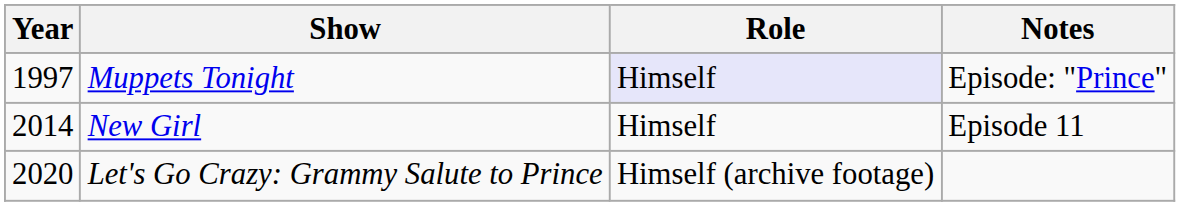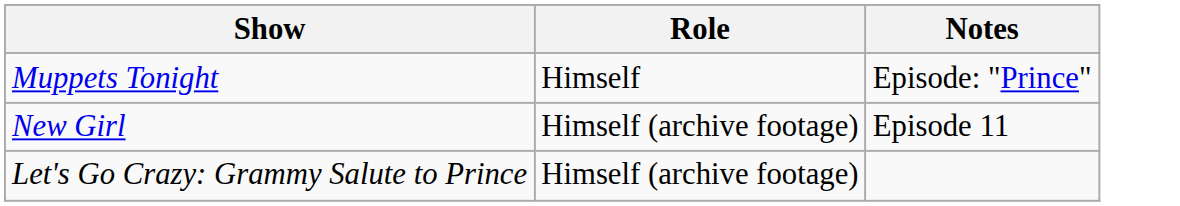- column: (43, 28)
(666, 77) lavender background -> (591, 77) no background
(666, 126) Himself -> (700, 126) Himself (archive footage)
